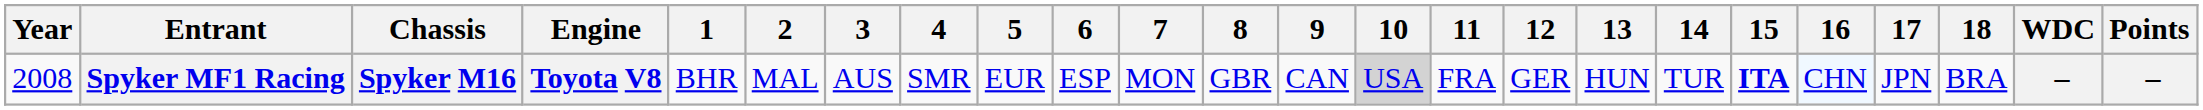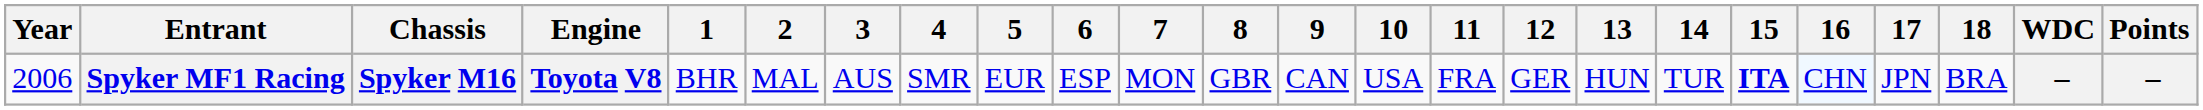(42, 78) 2008 -> (42, 78) 2006
(1393, 78) lightgrey background -> (1393, 78) no background
